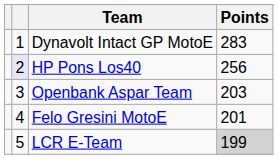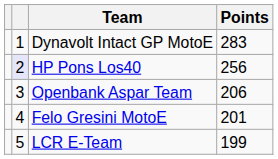(234, 92) 203 -> (234, 92) 206
(234, 142) lightgrey background -> (234, 142) no background
